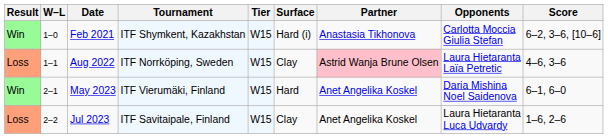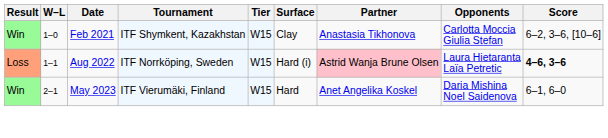(294, 35) Hard (i) -> (287, 35) Clay
(287, 63) Clay -> (294, 63) Hard (i)
(546, 63) normal -> (546, 63) bold
- row: (90, 119)
